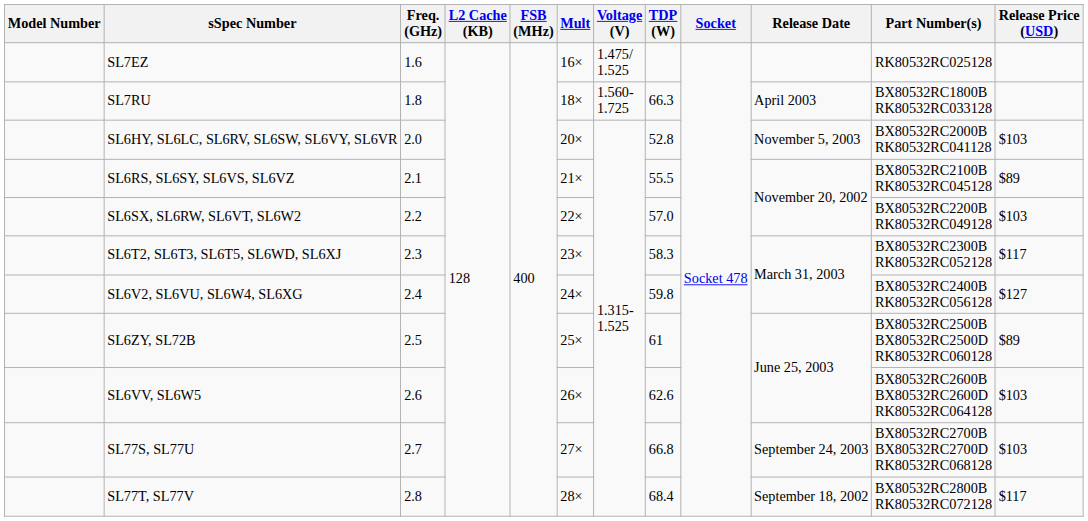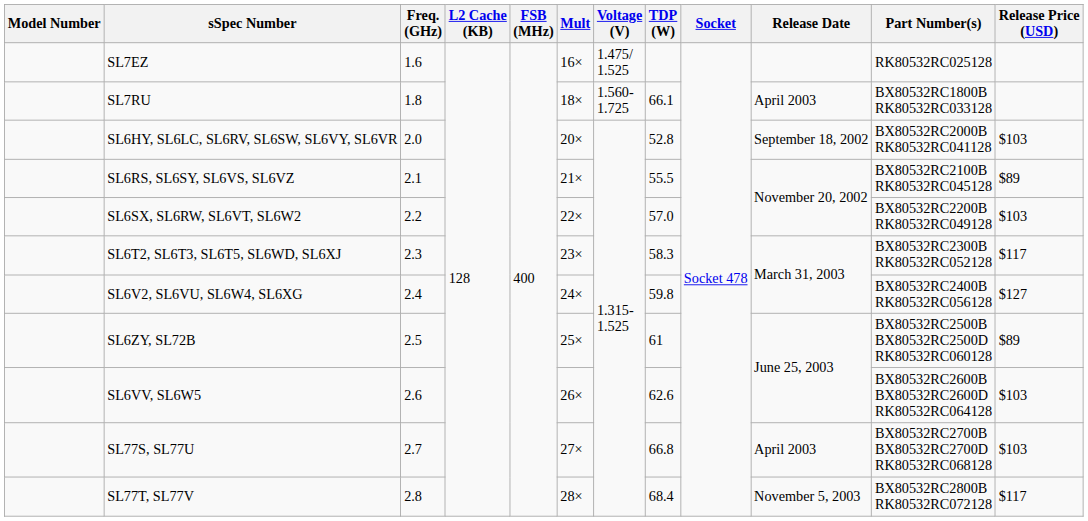(661, 101) 66.3 -> (661, 101) 66.1
(807, 139) November 5, 2003 -> (811, 139) September 18, 2002
(811, 449) September 24, 2003 -> (785, 449) April 2003
(811, 496) September 18, 2002 -> (807, 496) November 5, 2003
